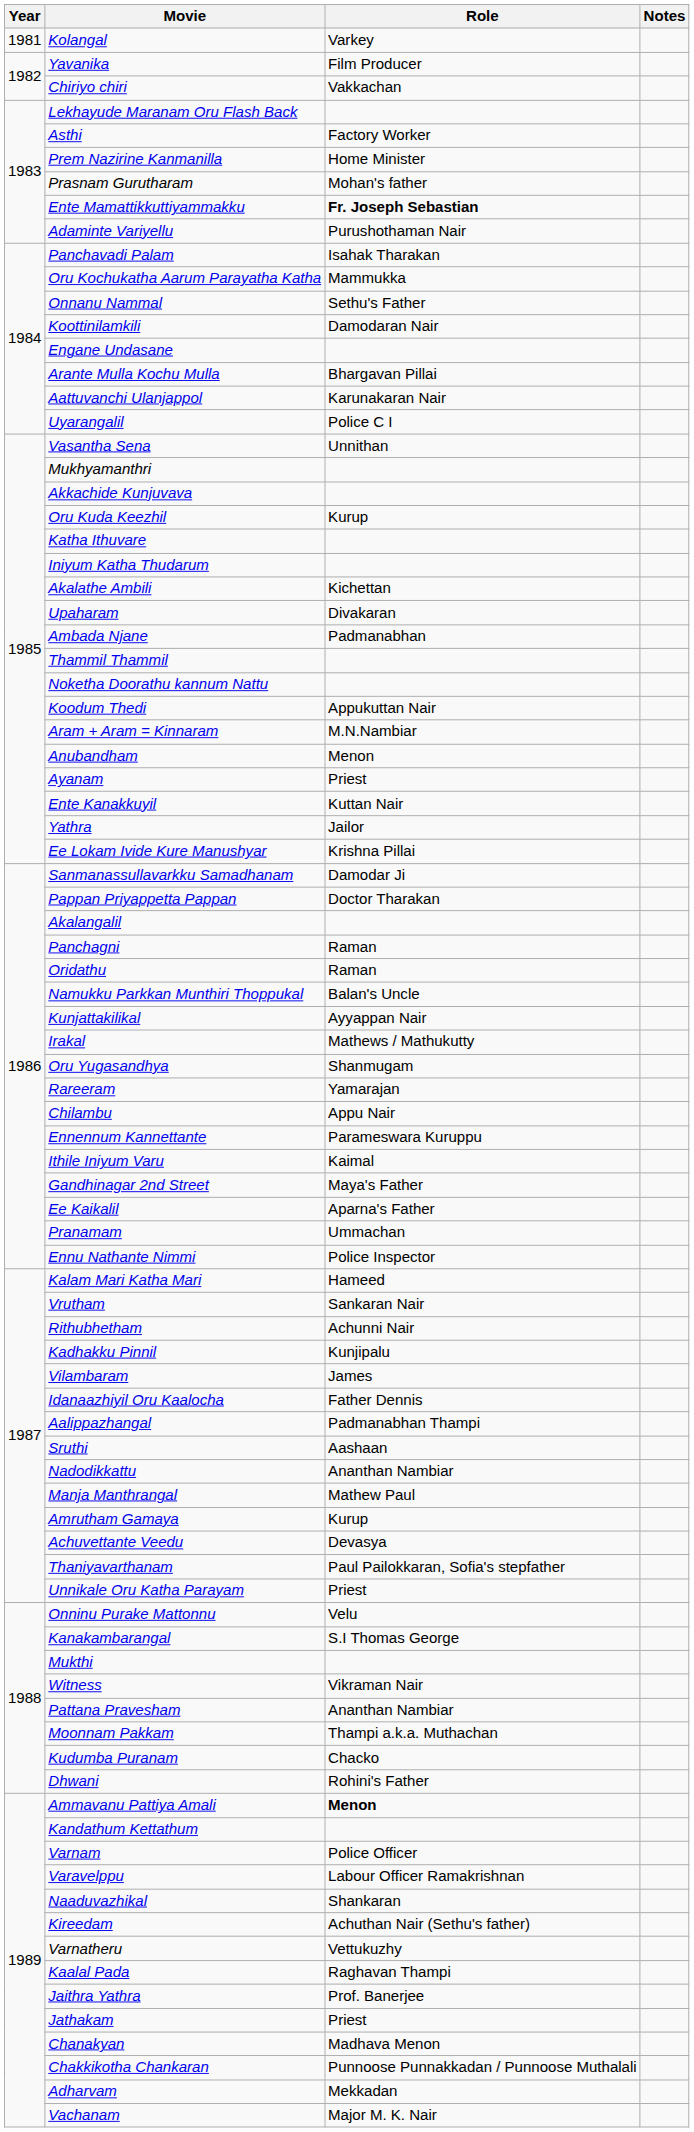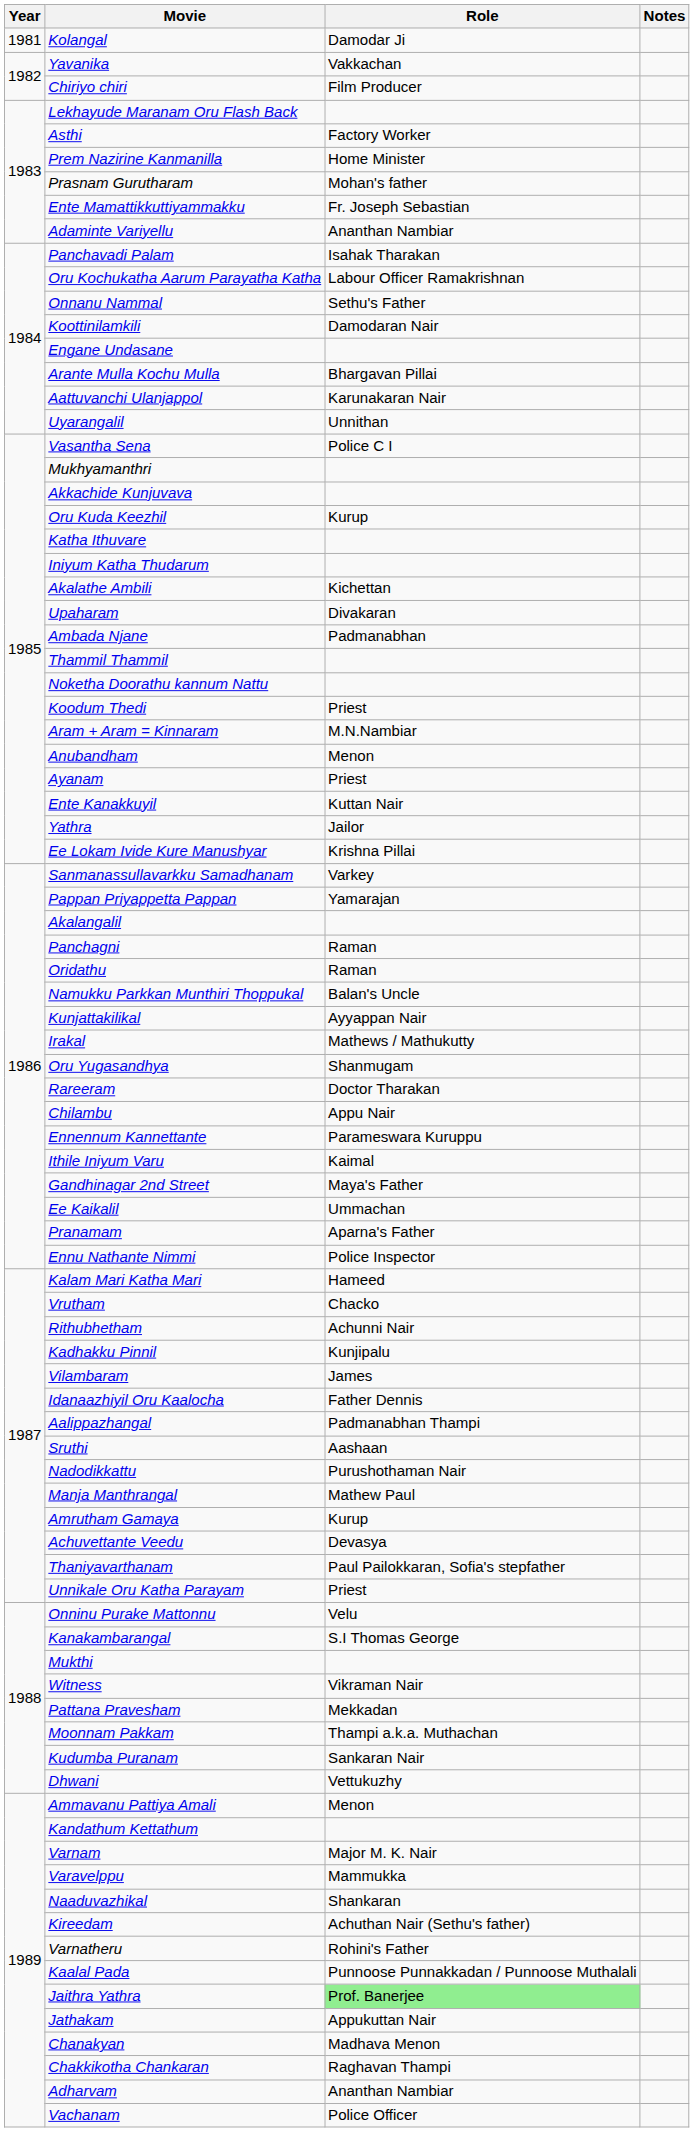(351, 40) Varkey -> (367, 40) Damodar Ji
(375, 64) Film Producer -> (365, 64) Vakkachan
(365, 87) Vakkachan -> (375, 87) Film Producer
(403, 207) bold -> (399, 207) normal
(397, 231) Purushothaman Nair -> (391, 231) Ananthan Nambiar
(367, 278) Mammukka -> (426, 278) Labour Officer Ramakrishnan
(360, 421) Police C I -> (358, 421) Unnithan
(358, 445) Unnithan -> (360, 445) Police C I
(382, 708) Appukuttan Nair -> (347, 708) Priest
(367, 875) Damodar Ji -> (351, 875) Varkey
(384, 898) Doctor Tharakan -> (364, 898) Yamarajan
(364, 1089) Yamarajan -> (384, 1089) Doctor Tharakan
(381, 1209) Aparna's Father -> (367, 1209) Ummachan
(367, 1232) Ummachan -> (381, 1232) Aparna's Father
(376, 1304) Sankaran Nair -> (354, 1304) Chacko
(391, 1471) Ananthan Nambiar -> (397, 1471) Purushothaman Nair
(391, 1709) Ananthan Nambiar -> (363, 1709) Mekkadan
(354, 1757) Chacko -> (376, 1757) Sankaran Nair
(378, 1781) Rohini's Father -> (365, 1781) Vettukuzhy
(352, 1805) bold -> (351, 1805) normal
(373, 1853) Police Officer -> (382, 1853) Major M. K. Nair
(426, 1876) Labour Officer Ramakrishnan -> (367, 1876) Mammukka
(365, 1948) Vettukuzhy -> (378, 1948) Rohini's Father
(389, 1972) Raghavan Thampi -> (482, 1972) Punnoose Punnakkadan / Punnoose Muthalali
(376, 1996) no background -> (376, 1996) lightgreen background
(347, 2020) Priest -> (382, 2020) Appukuttan Nair
(482, 2067) Punnoose Punnakkadan / Punnoose Muthalali -> (389, 2067) Raghavan Thampi
(363, 2091) Mekkadan -> (391, 2091) Ananthan Nambiar
(382, 2115) Major M. K. Nair -> (373, 2115) Police Officer
